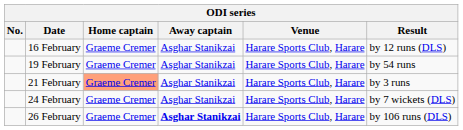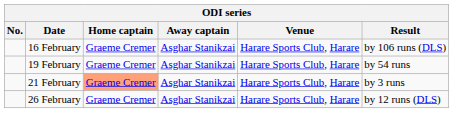(408, 47) by 12 runs (DLS) -> (405, 47) by 106 runs (DLS)
- row: (54, 99)
(201, 116) bold -> (198, 99) normal
(410, 116) by 106 runs (DLS) -> (402, 99) by 12 runs (DLS)
